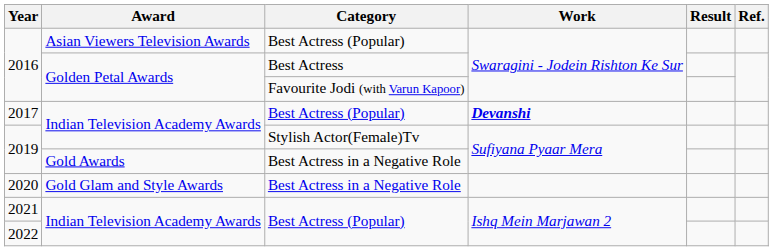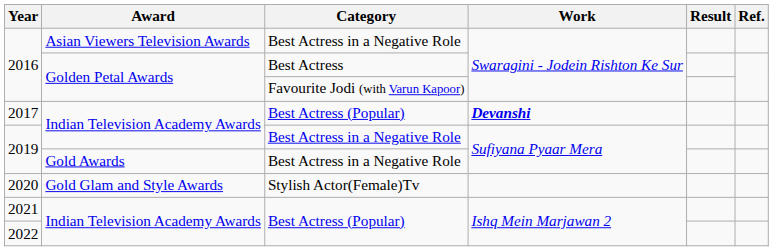(336, 40) Best Actress (Popular) -> (364, 40) Best Actress in a Negative Role
(344, 137) Stylish Actor(Female)Tv -> (364, 137) Best Actress in a Negative Role
(364, 185) Best Actress in a Negative Role -> (344, 185) Stylish Actor(Female)Tv
